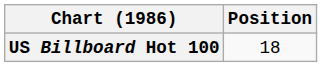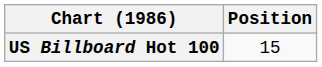(270, 48) 18 -> (270, 48) 15
